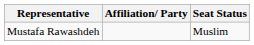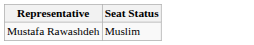- column: (146, 13)
